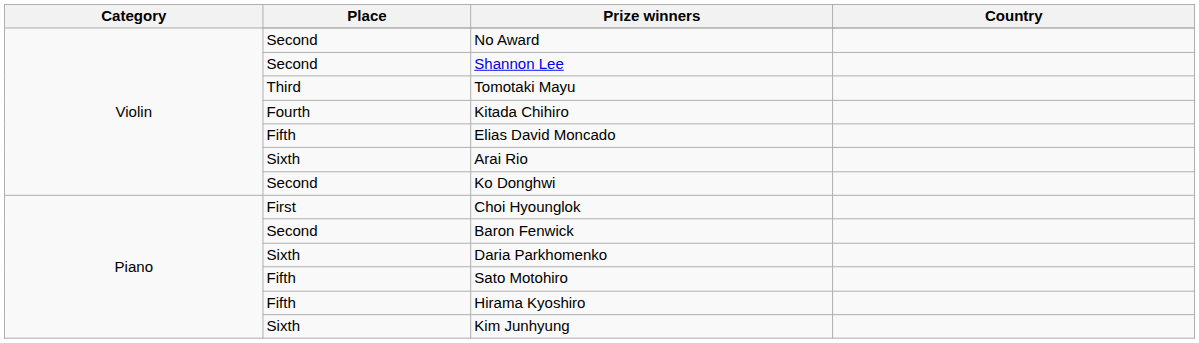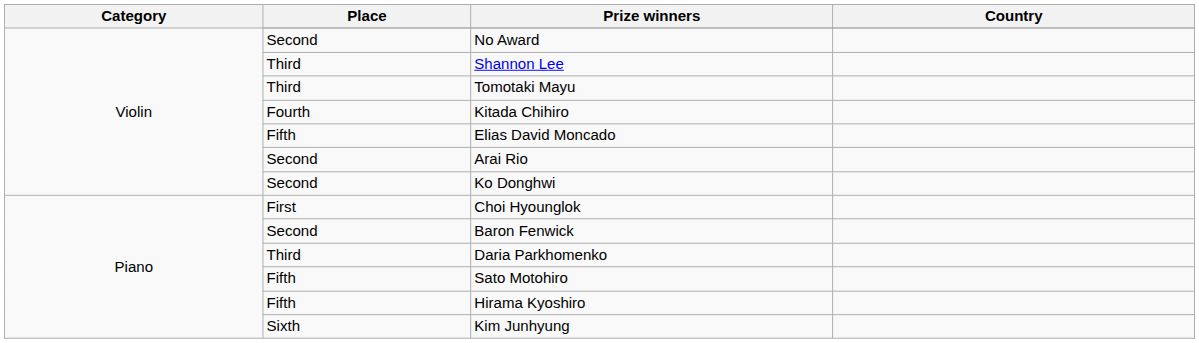(292, 64) Second -> (284, 64) Third
(283, 159) Sixth -> (292, 159) Second
(283, 254) Sixth -> (284, 254) Third
